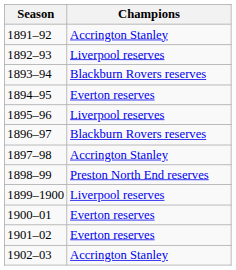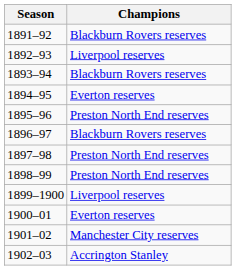(119, 34) Accrington Stanley -> (138, 34) Blackburn Rovers reserves
(117, 114) Liverpool reserves -> (139, 114) Preston North End reserves
(119, 154) Accrington Stanley -> (139, 154) Preston North End reserves
(112, 235) Everton reserves -> (134, 235) Manchester City reserves
